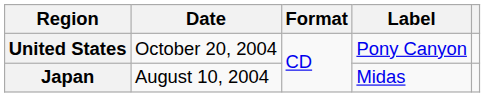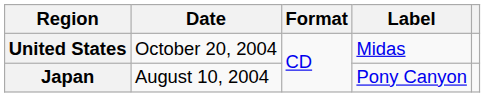(412, 48) Pony Canyon -> (381, 48) Midas
(381, 77) Midas -> (412, 77) Pony Canyon
